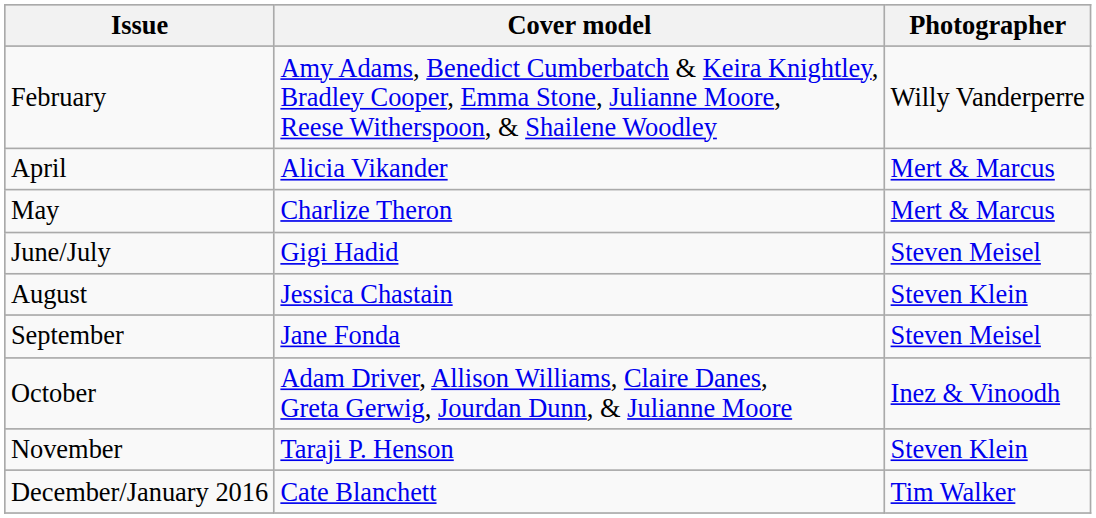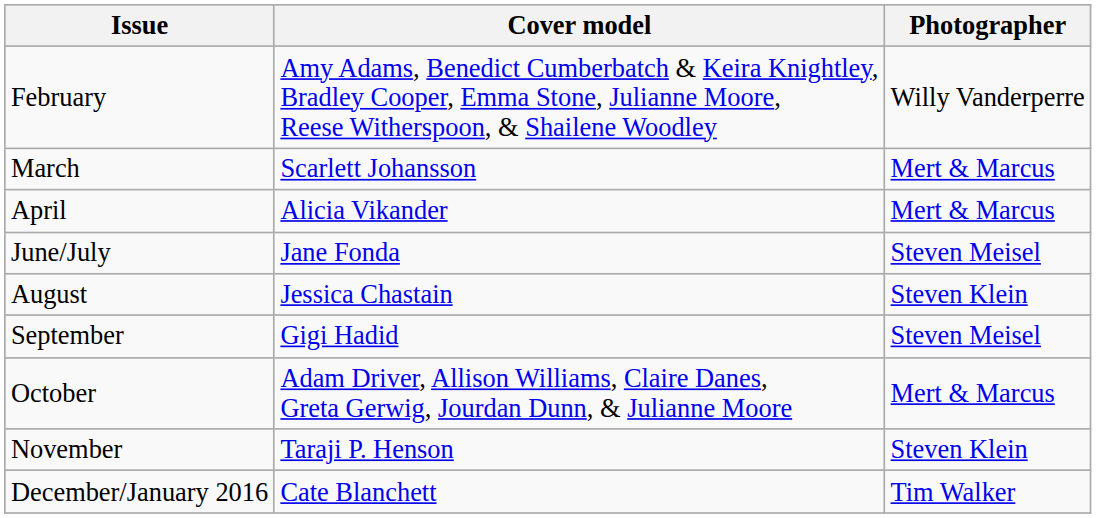+ row: (45, 168)
- row: (35, 210)
(339, 252) Gigi Hadid -> (340, 252) Jane Fonda
(340, 336) Jane Fonda -> (339, 336) Gigi Hadid
(975, 392) Inez & Vinoodh -> (973, 392) Mert & Marcus
